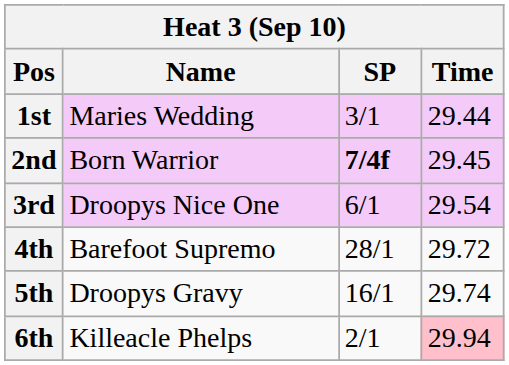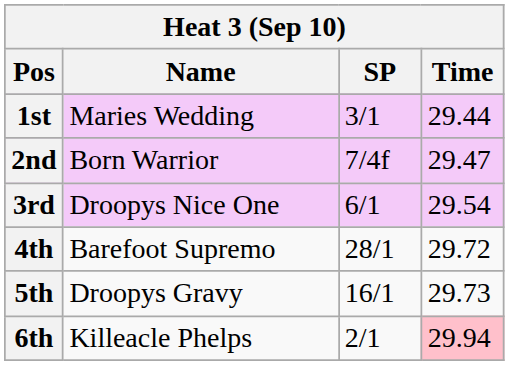(367, 159) bold -> (367, 159) normal
(459, 159) 29.45 -> (459, 159) 29.47
(459, 293) 29.74 -> (459, 293) 29.73
